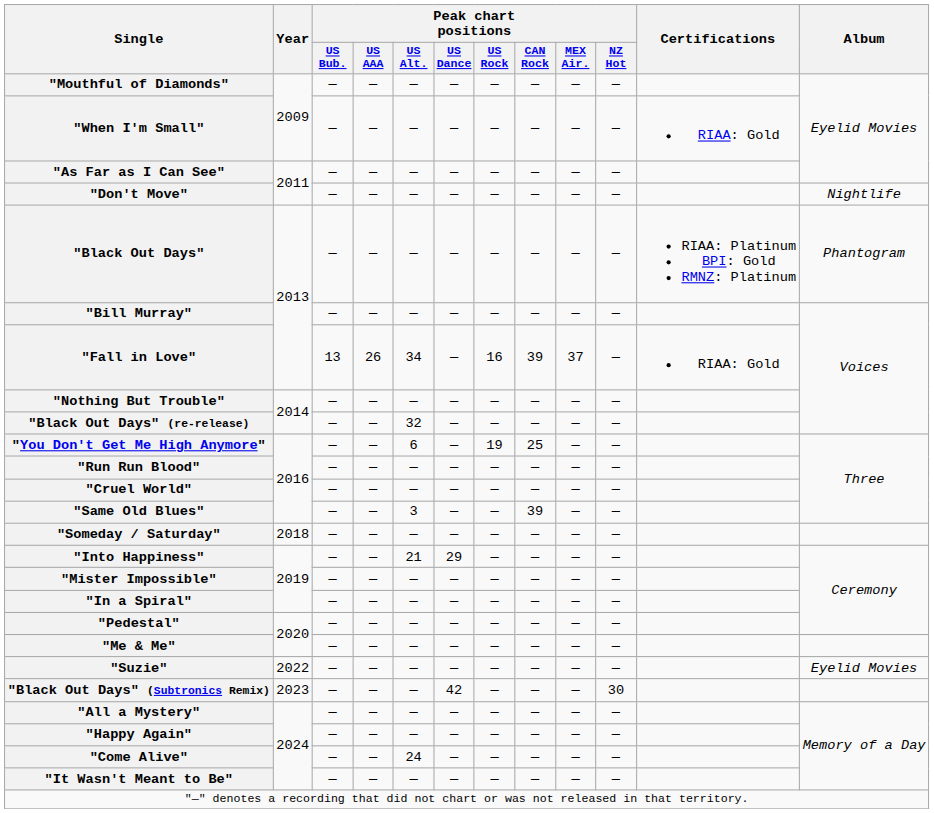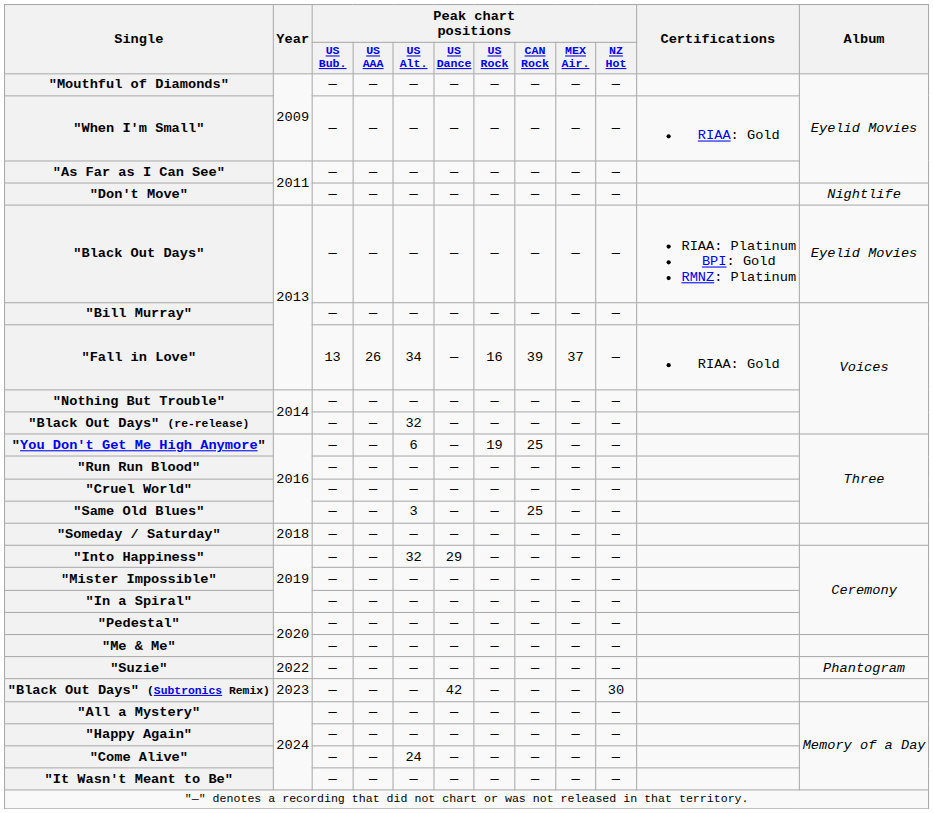(864, 254) Phantogram -> (864, 254) Eyelid Movies
(535, 512) 39 -> (535, 512) 25
(414, 557) 21 -> (414, 557) 32
(864, 668) Eyelid Movies -> (864, 668) Phantogram
